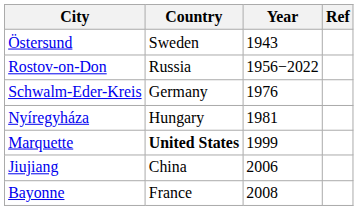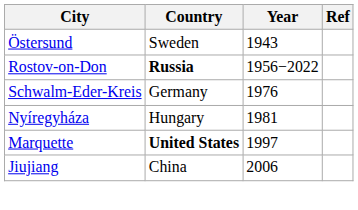(170, 67) normal -> (171, 67) bold
(262, 142) 1999 -> (262, 142) 1997
- row: (36, 192)
